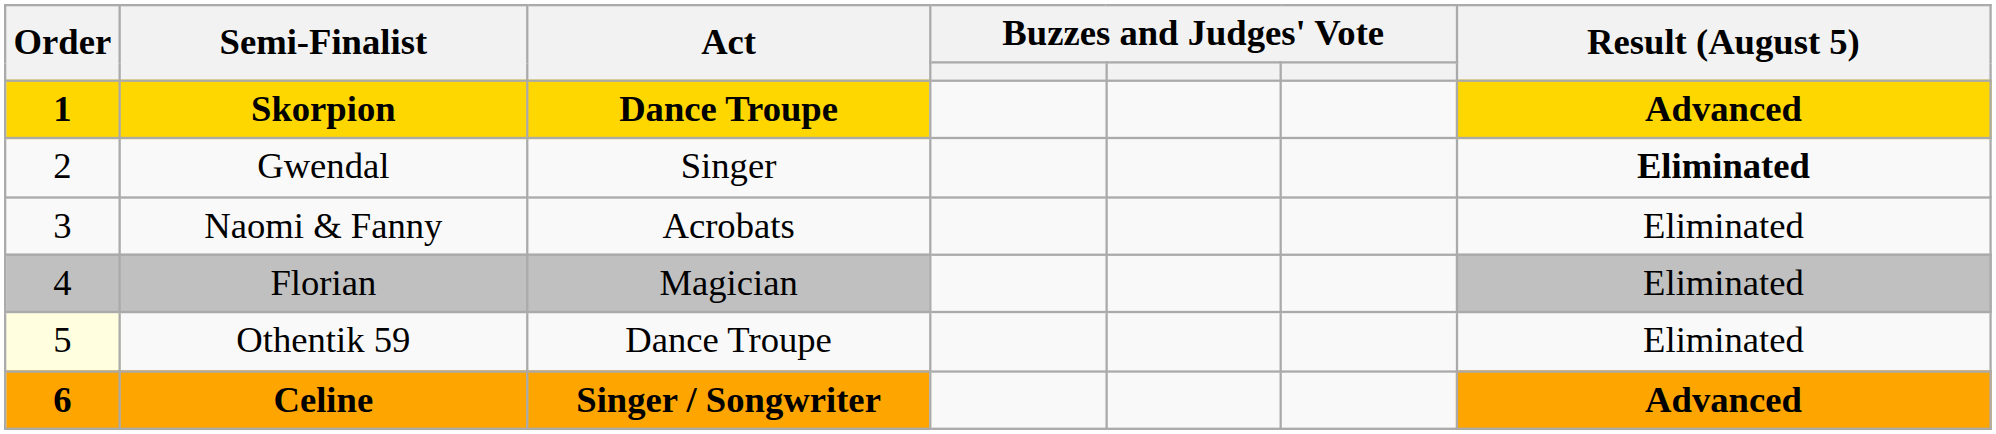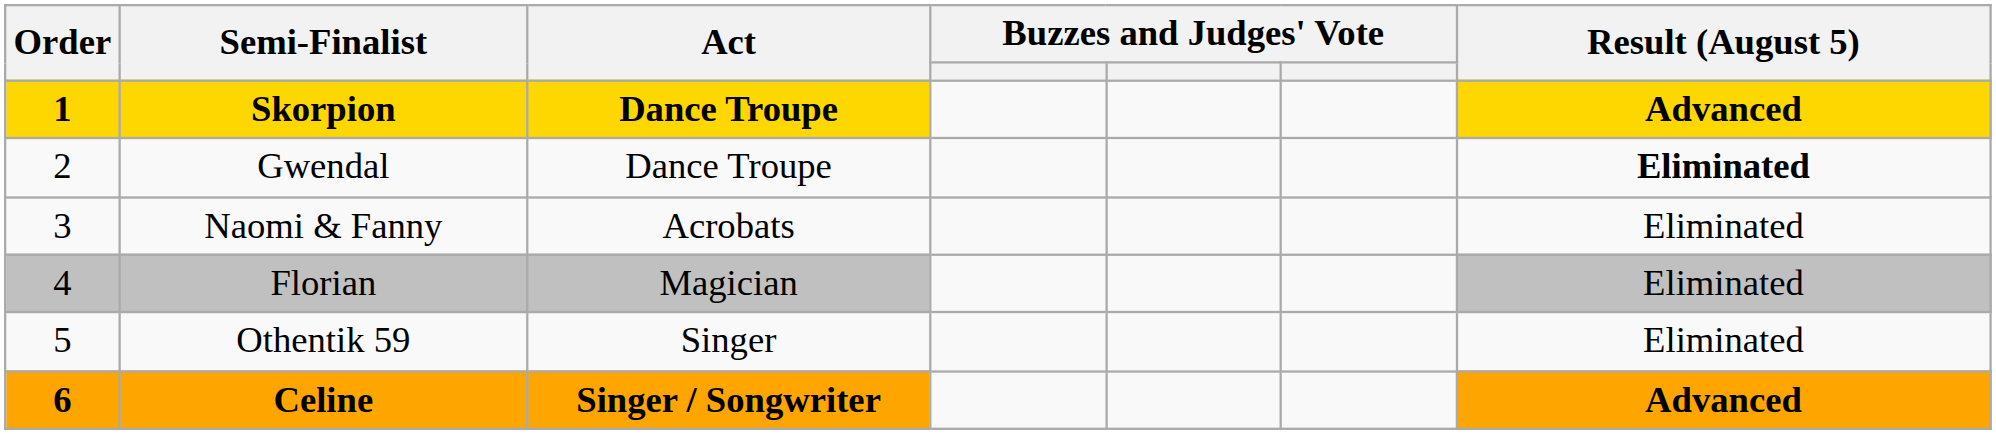(729, 166) Singer -> (729, 166) Dance Troupe
(62, 340) lightyellow background -> (62, 340) no background
(729, 340) Dance Troupe -> (729, 340) Singer
